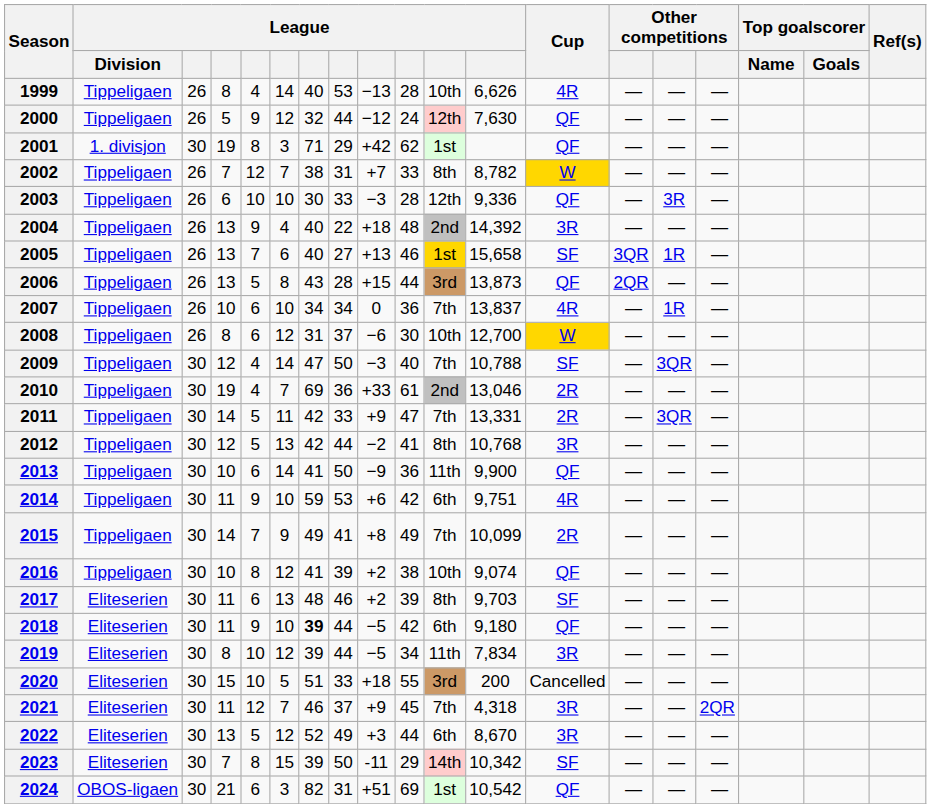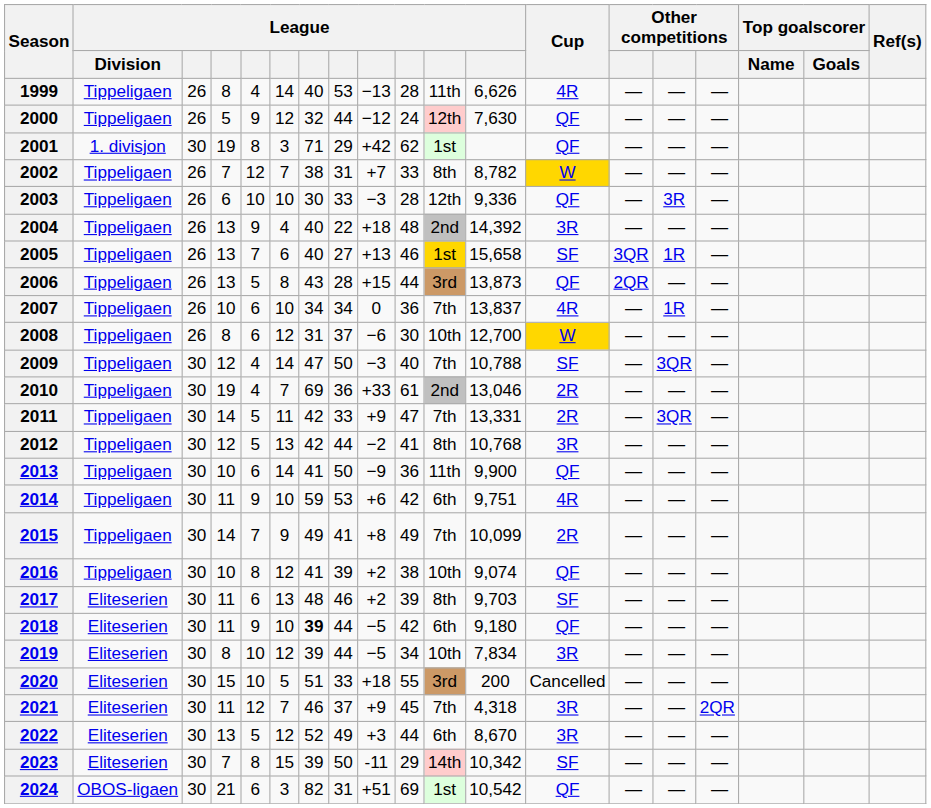(445, 91) 10th -> (445, 91) 11th
(445, 653) 11th -> (445, 653) 10th
